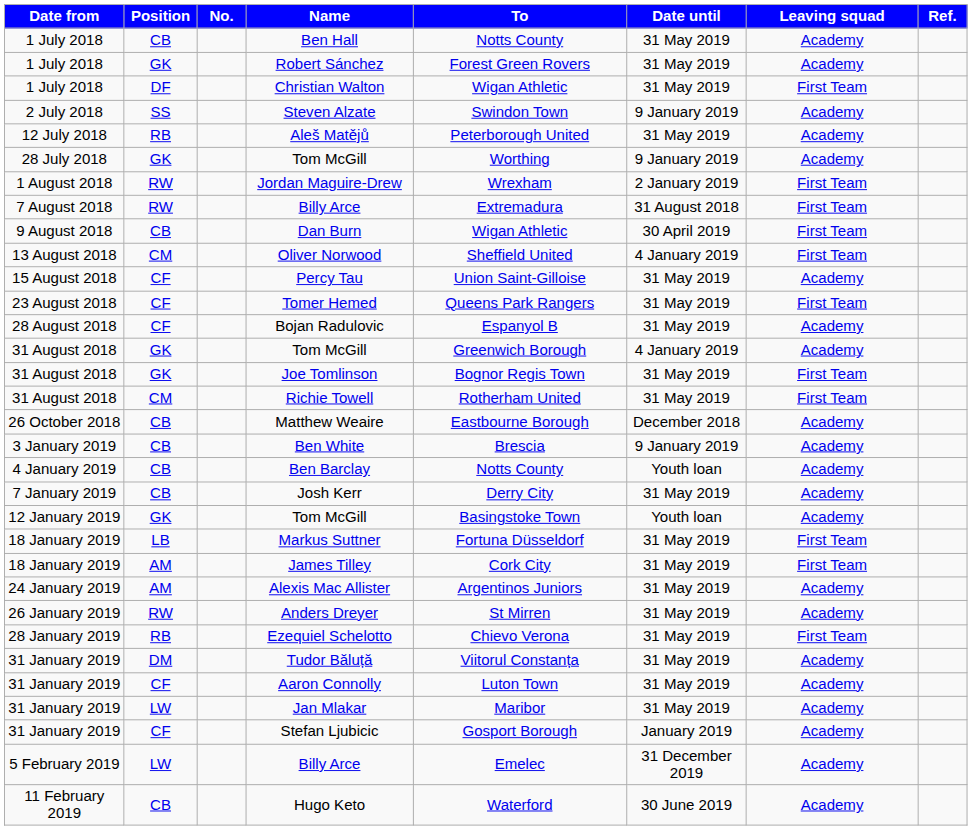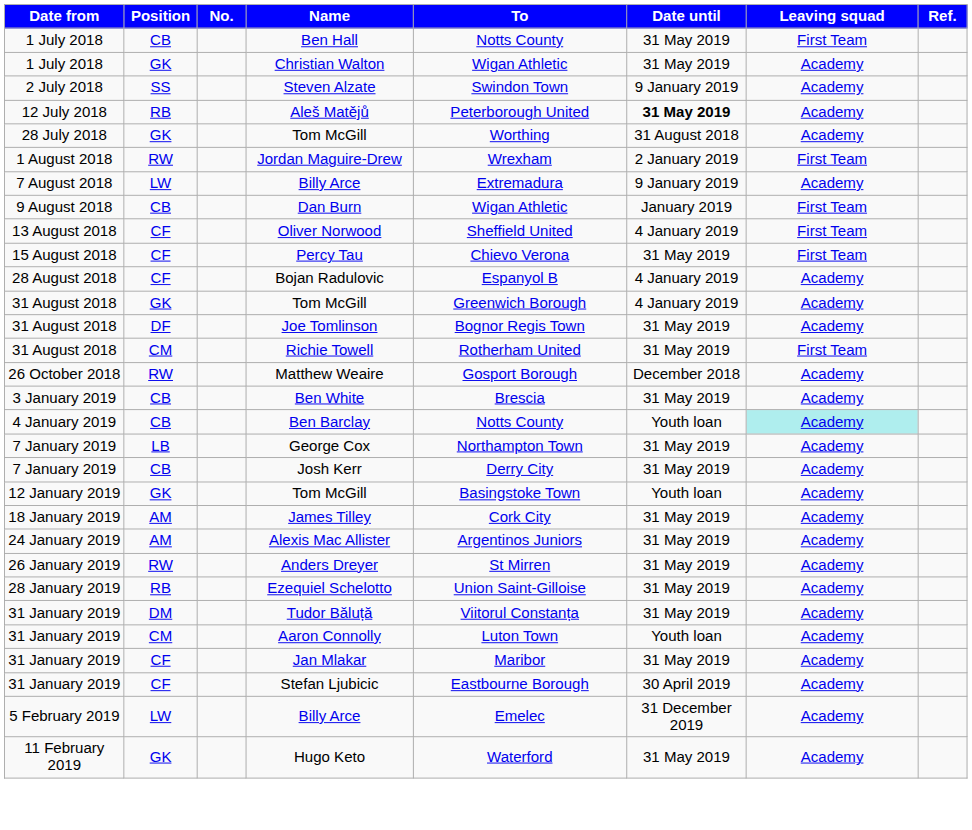(832, 40) Academy -> (832, 40) First Team
- row: (64, 64)
(161, 87) DF -> (161, 64) GK
(832, 87) First Team -> (832, 64) Academy
(686, 135) normal -> (686, 111) bold
(686, 159) 9 January 2019 -> (686, 135) 31 August 2018
(161, 207) RW -> (161, 183) LW
(686, 207) 31 August 2018 -> (686, 183) 9 January 2019
(832, 207) First Team -> (832, 183) Academy
(686, 231) 30 April 2019 -> (686, 207) January 2019
(161, 254) CM -> (161, 231) CF
(520, 278) Union Saint-Gilloise -> (520, 254) Chievo Verona
(832, 278) Academy -> (832, 254) First Team
- row: (64, 302)
(686, 326) 31 May 2019 -> (686, 278) 4 January 2019
(161, 374) GK -> (161, 326) DF
(832, 374) First Team -> (832, 326) Academy
(161, 421) CB -> (161, 374) RW
(520, 421) Eastbourne Borough -> (520, 374) Gosport Borough
(686, 445) 9 January 2019 -> (686, 398) 31 May 2019
(832, 469) no background -> (832, 421) paleturquoise background
+ row: (64, 445)
- row: (64, 541)
(832, 565) First Team -> (832, 517) Academy
(520, 636) Chievo Verona -> (520, 588) Union Saint-Gilloise
(832, 636) First Team -> (832, 588) Academy
(161, 684) CF -> (161, 636) CM
(686, 684) 31 May 2019 -> (686, 636) Youth loan
(161, 708) LW -> (161, 660) CF
(520, 732) Gosport Borough -> (520, 684) Eastbourne Borough
(686, 732) January 2019 -> (686, 684) 30 April 2019
(161, 805) CB -> (161, 757) GK
(686, 805) 30 June 2019 -> (686, 757) 31 May 2019
